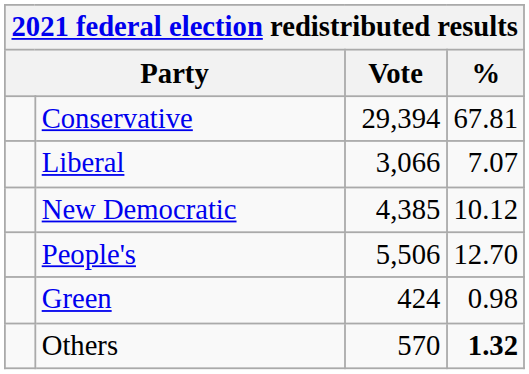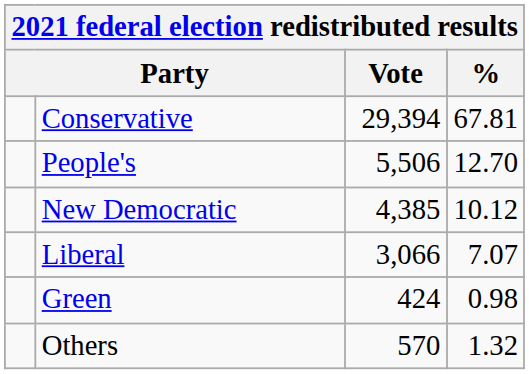rows swapped: (89, 254) <-> (83, 163)
(493, 345) bold -> (493, 345) normal
